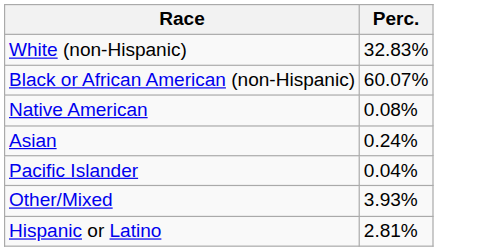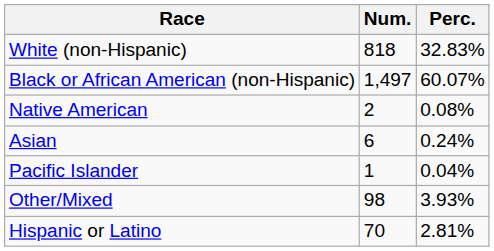+ column: (388, 19)
